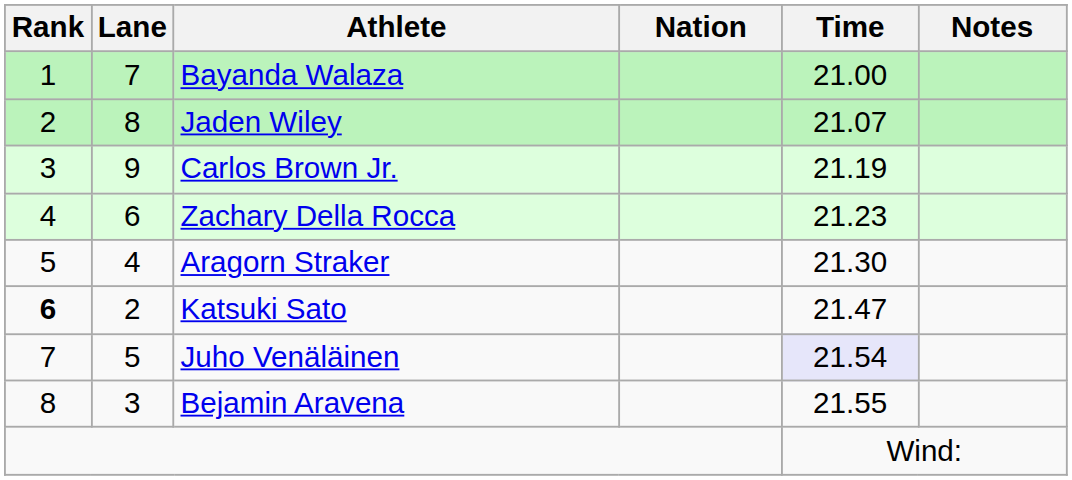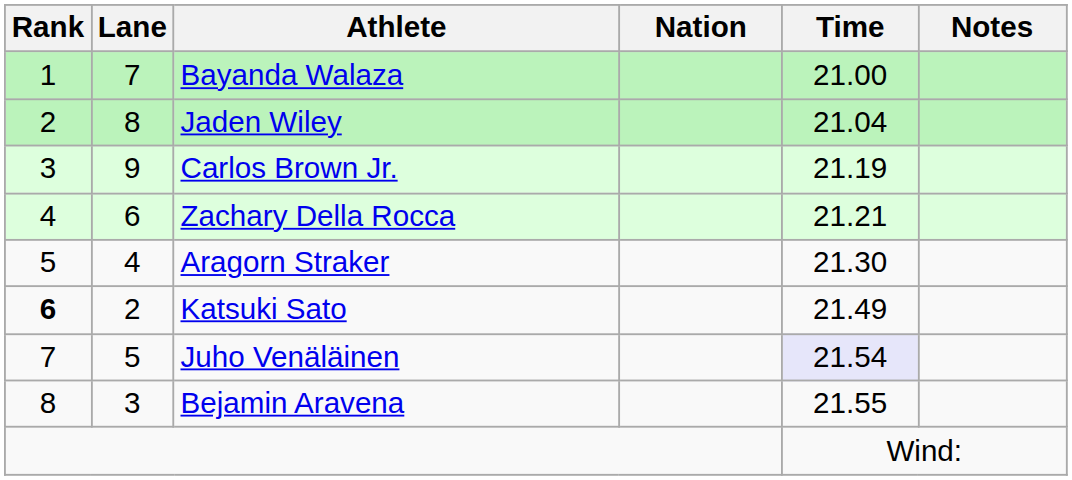(850, 121) 21.07 -> (850, 121) 21.04
(850, 215) 21.23 -> (850, 215) 21.21
(850, 309) 21.47 -> (850, 309) 21.49
